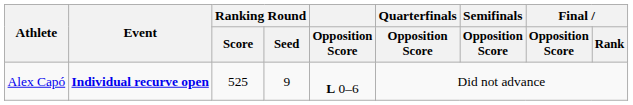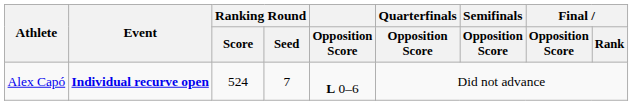(238, 81) 525 -> (238, 81) 524
(287, 81) 9 -> (287, 81) 7
